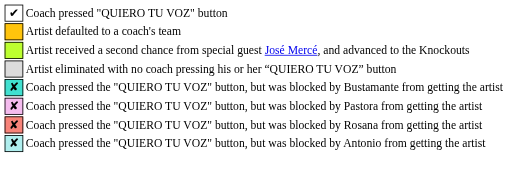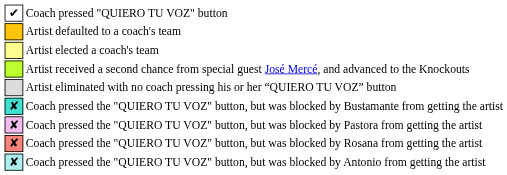+ row: (92, 50)
